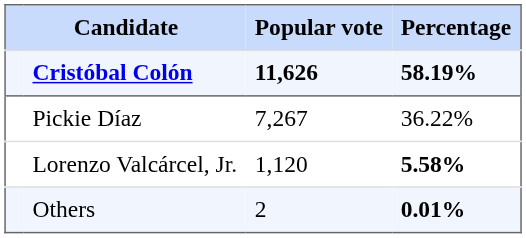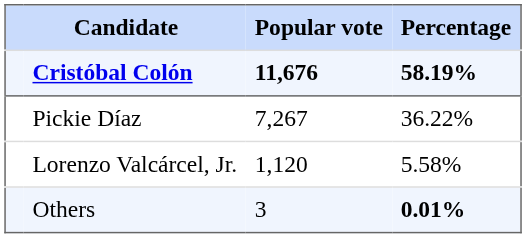(286, 72) 11,626 -> (286, 72) 11,676
(433, 163) bold -> (431, 163) normal
(261, 209) 2 -> (261, 209) 3
